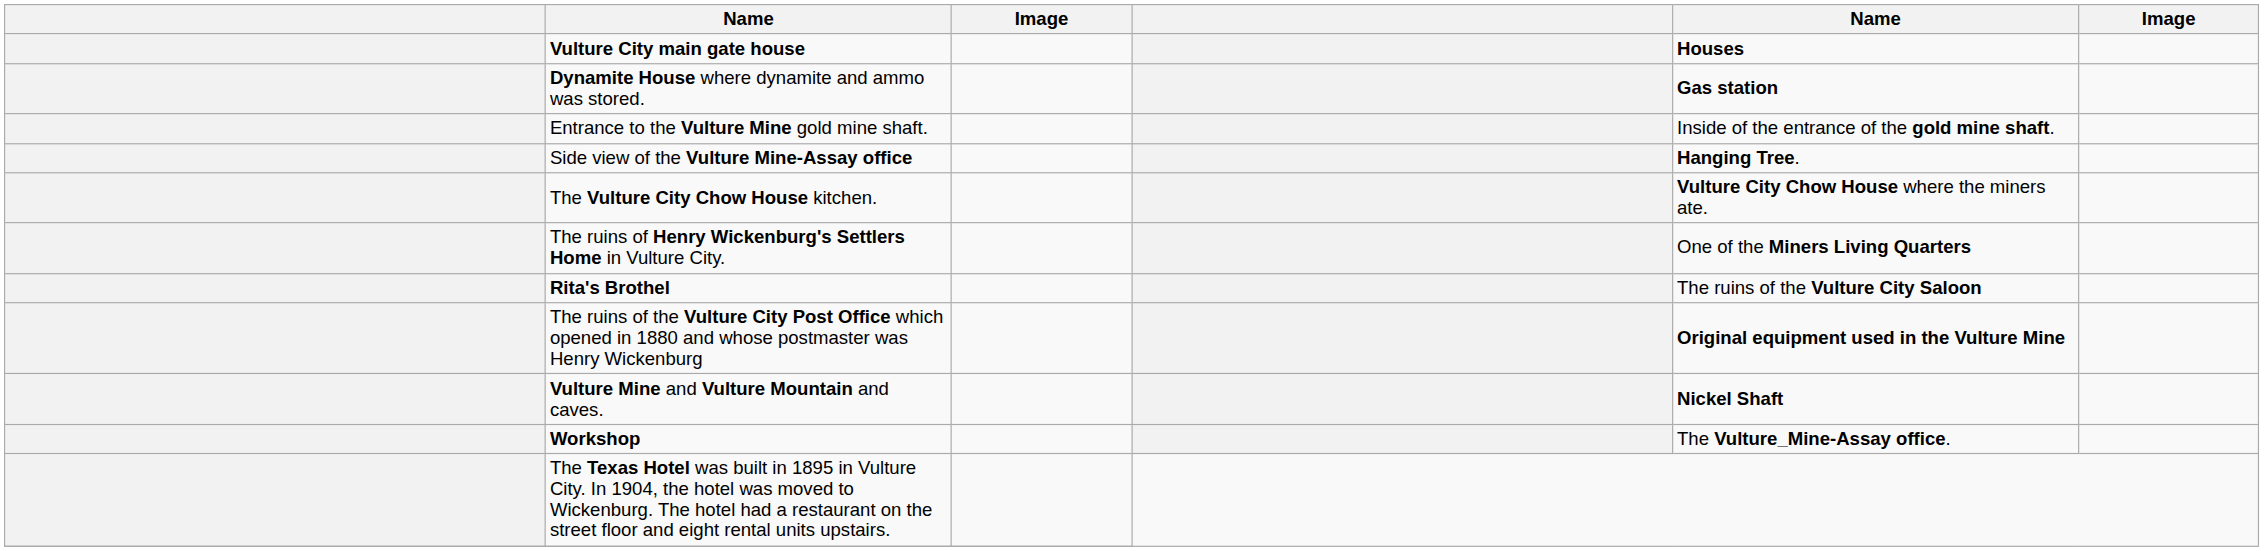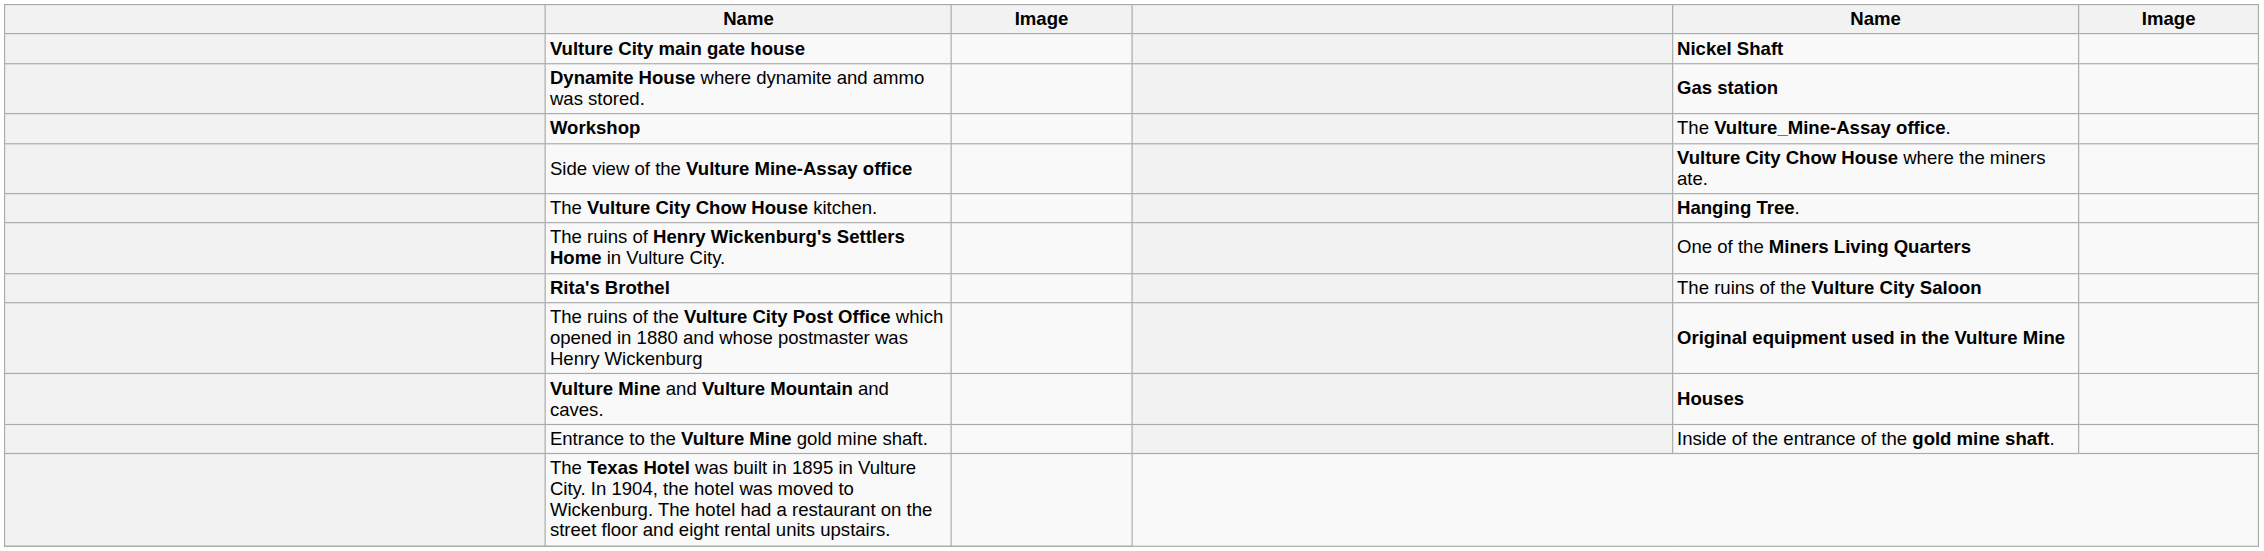(1711, 48) Houses -> (1730, 48) Nickel Shaft
rows swapped: (595, 438) <-> (739, 128)
(1738, 157) Hanging Tree. -> (1861, 168) Vulture City Chow House where the miners ate.
(1861, 197) Vulture City Chow House where the miners ate. -> (1738, 208) Hanging Tree.
(1730, 398) Nickel Shaft -> (1711, 398) Houses
